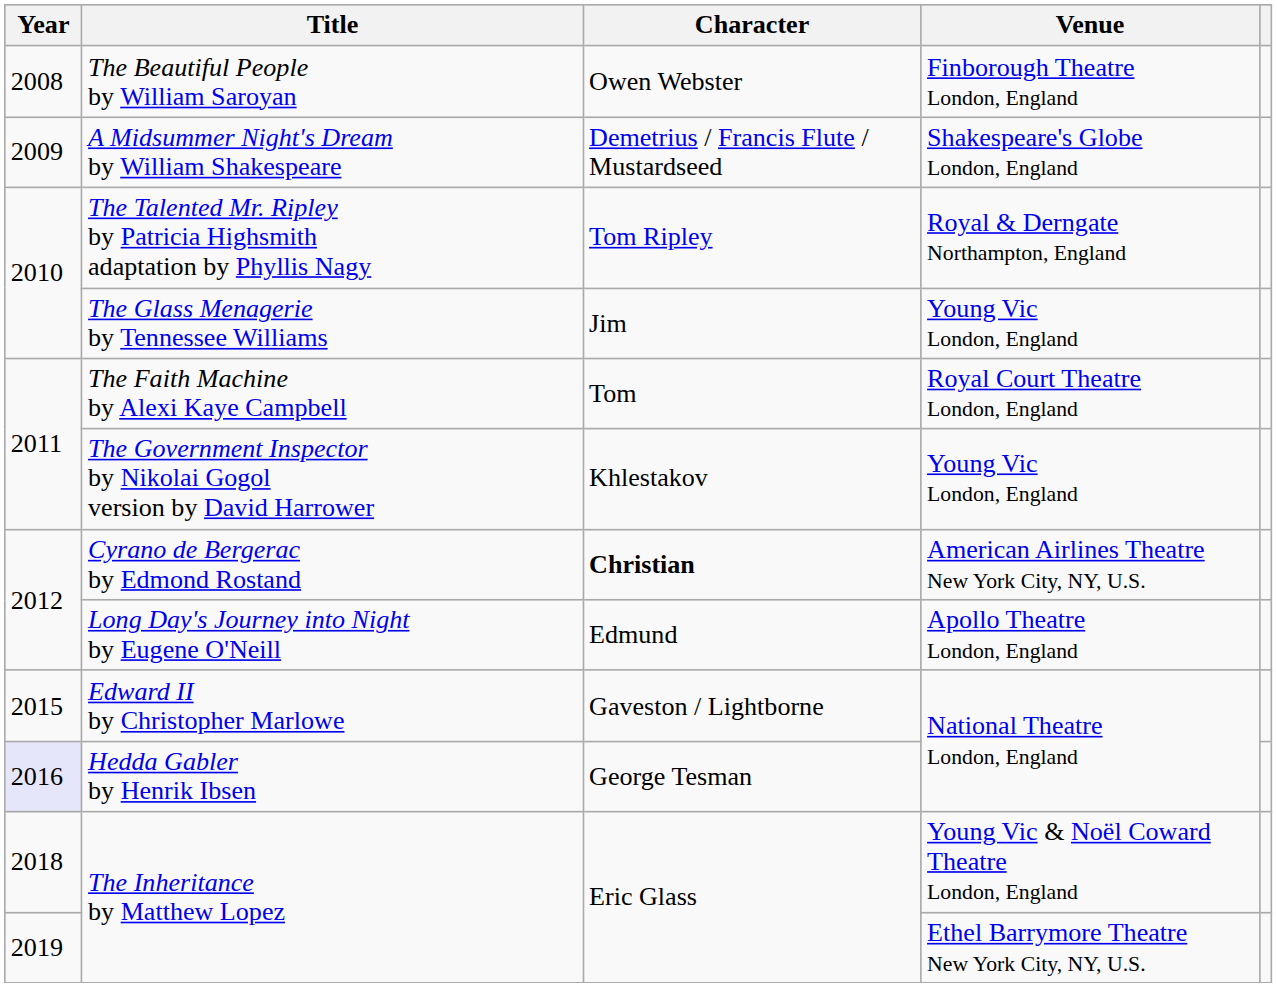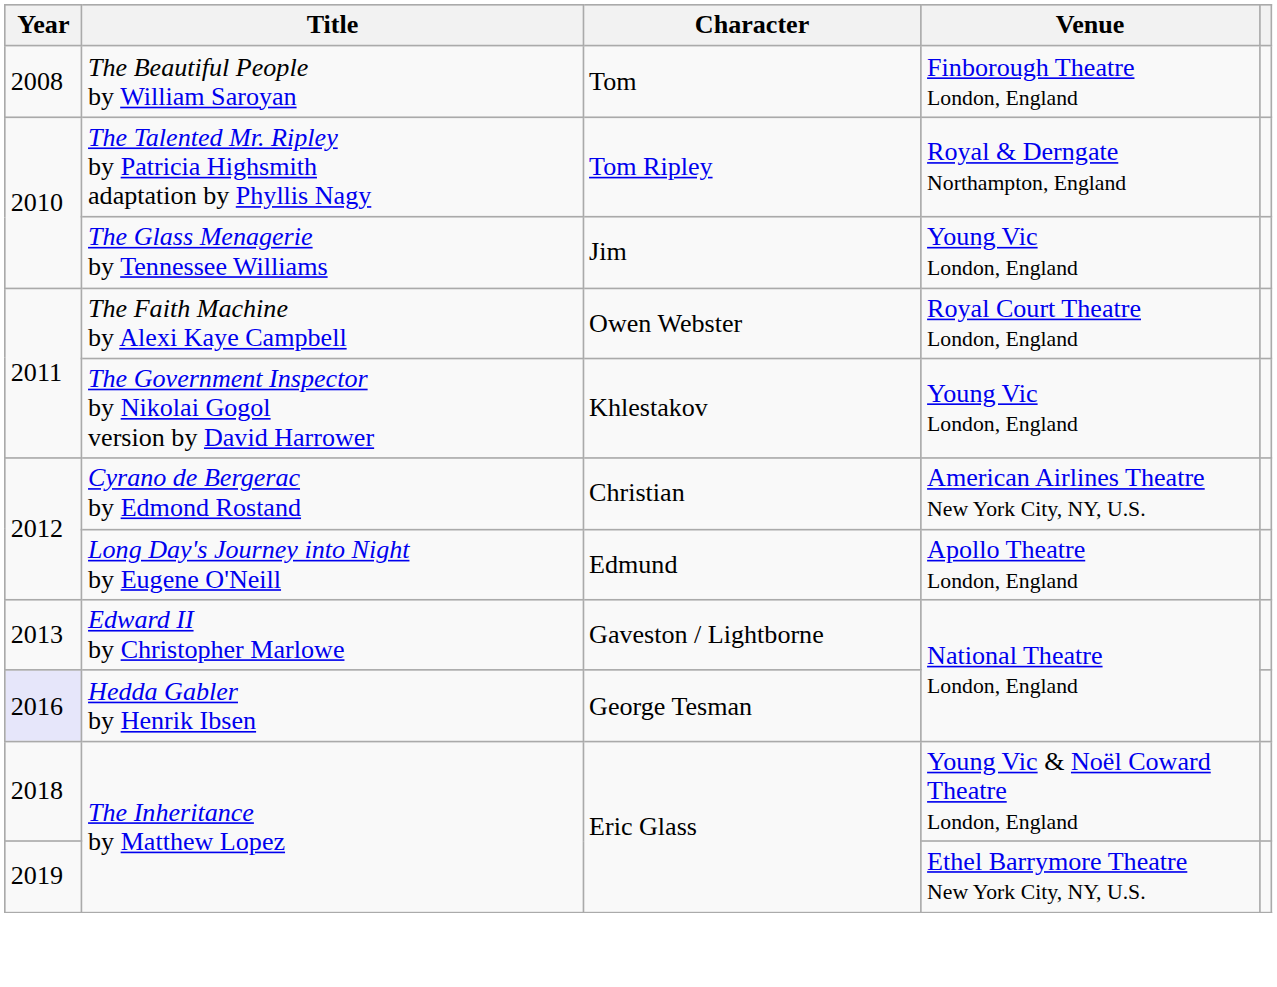(666, 81) Owen Webster -> (613, 81) Tom
- row: (240, 151)
(613, 393) Tom -> (666, 322) Owen Webster
(642, 564) bold -> (637, 493) normal
(37, 705) 2015 -> (37, 634) 2013
